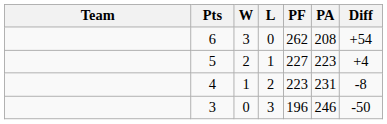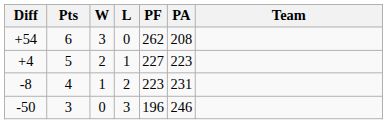columns swapped: (98, 15) <-> (361, 15)
